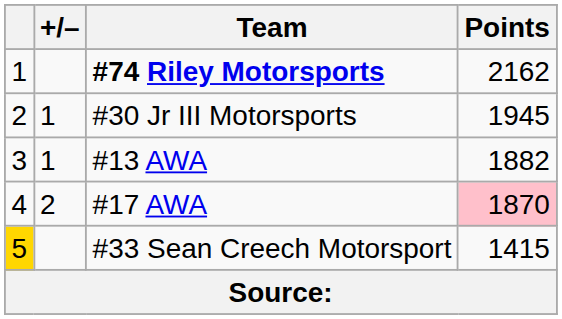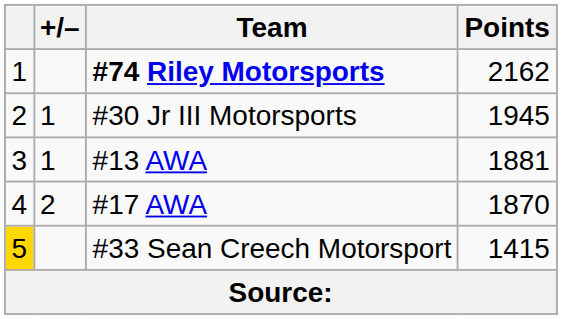(519, 160) 1882 -> (519, 160) 1881
(519, 204) pink background -> (519, 204) no background
